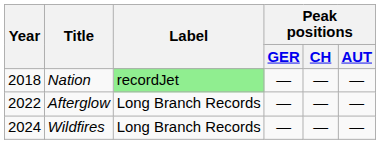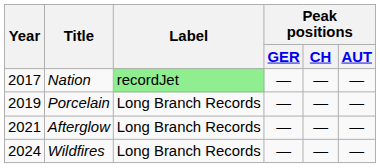(24, 80) 2018 -> (24, 80) 2017
+ row: (79, 103)
(24, 103) 2022 -> (24, 127) 2021
